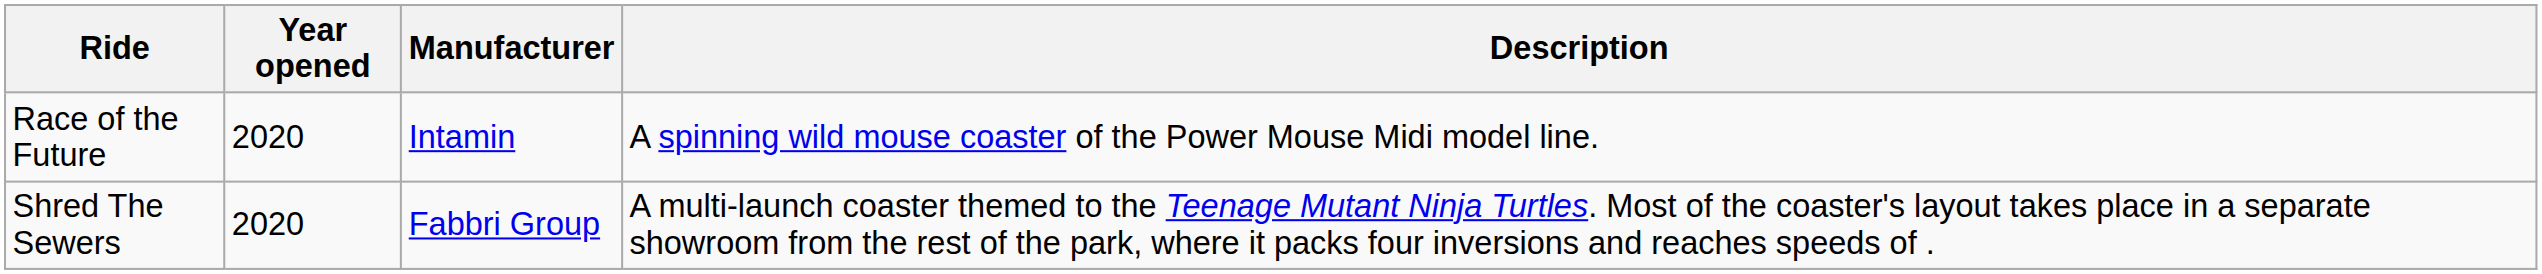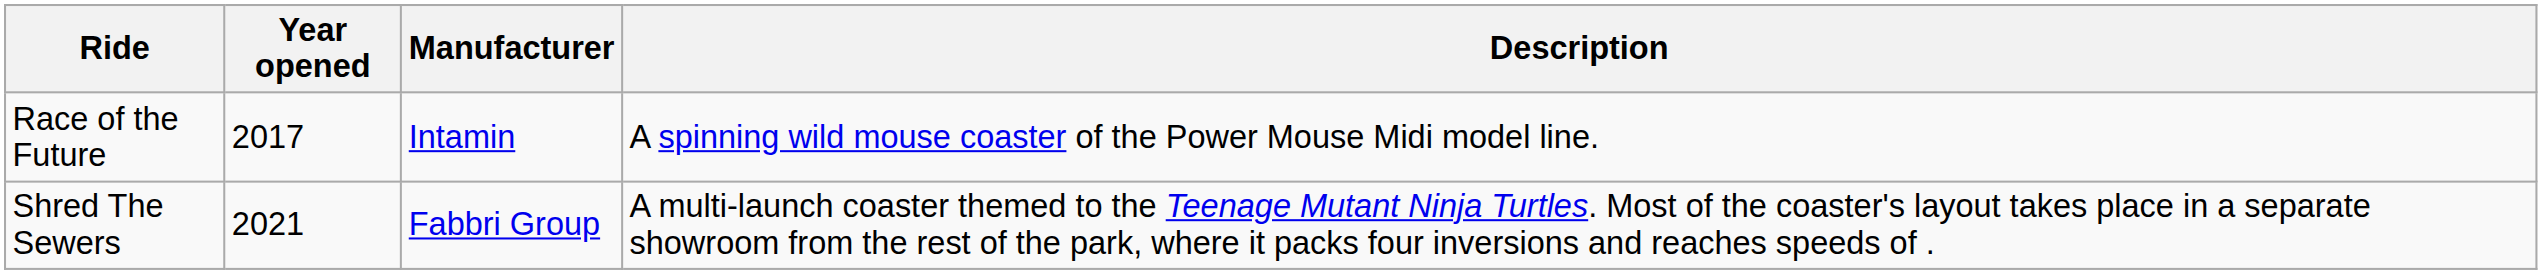(268, 136) 2020 -> (268, 136) 2017
(268, 224) 2020 -> (268, 224) 2021
